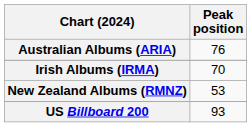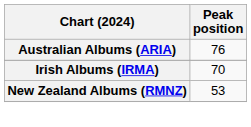- row: (97, 111)
